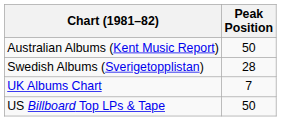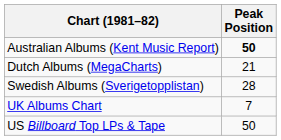(249, 47) normal -> (249, 47) bold
+ row: (85, 67)
